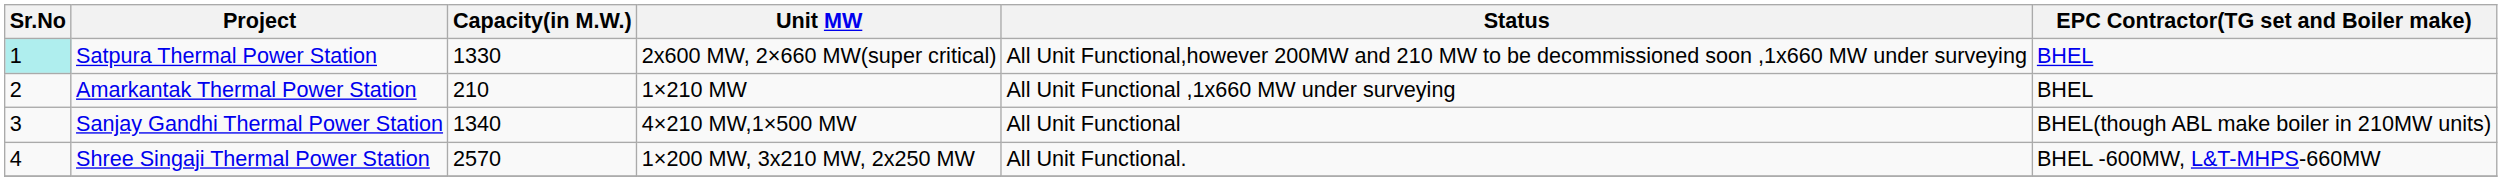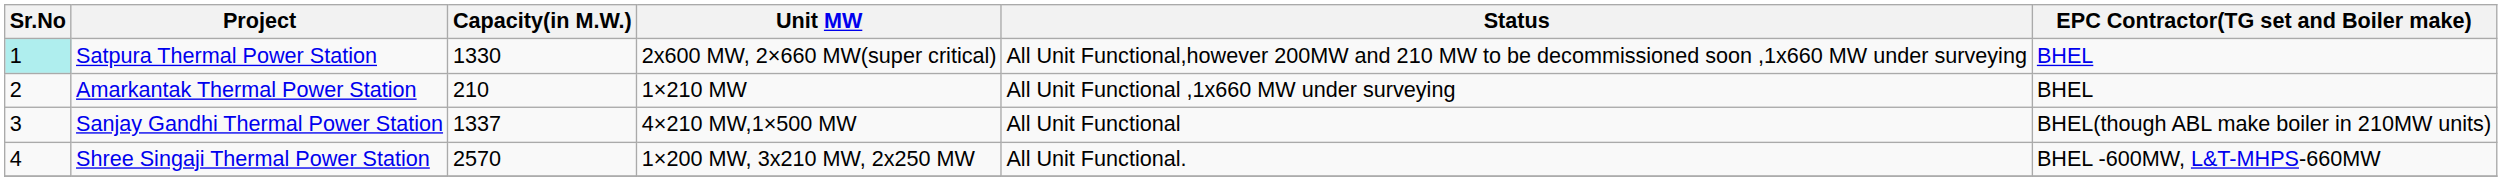(477, 124) 1340 -> (477, 124) 1337
